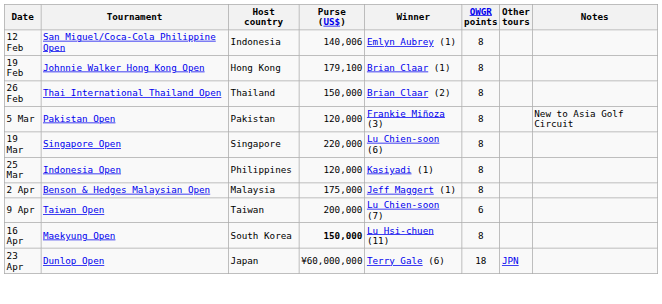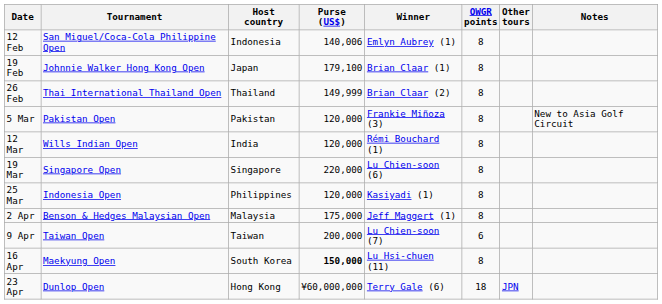(256, 68) Hong Kong -> (245, 68) Japan
(343, 94) 150,000 -> (343, 94) 149,999
+ row: (15, 145)
(245, 261) Japan -> (256, 287) Hong Kong
